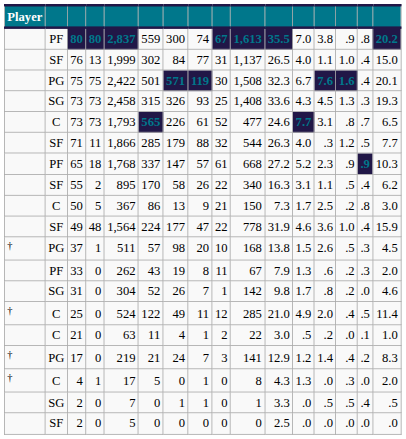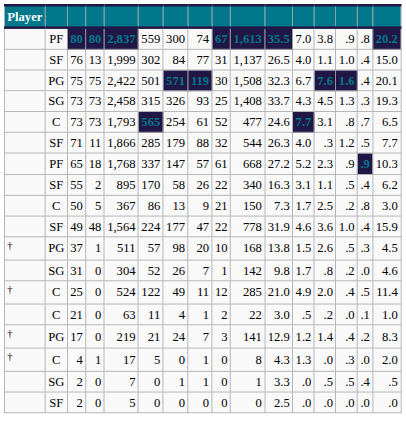(279, 101) 33.6 -> (279, 101) 33.7
(176, 122) 226 -> (176, 122) 254
- row: (56, 270)
